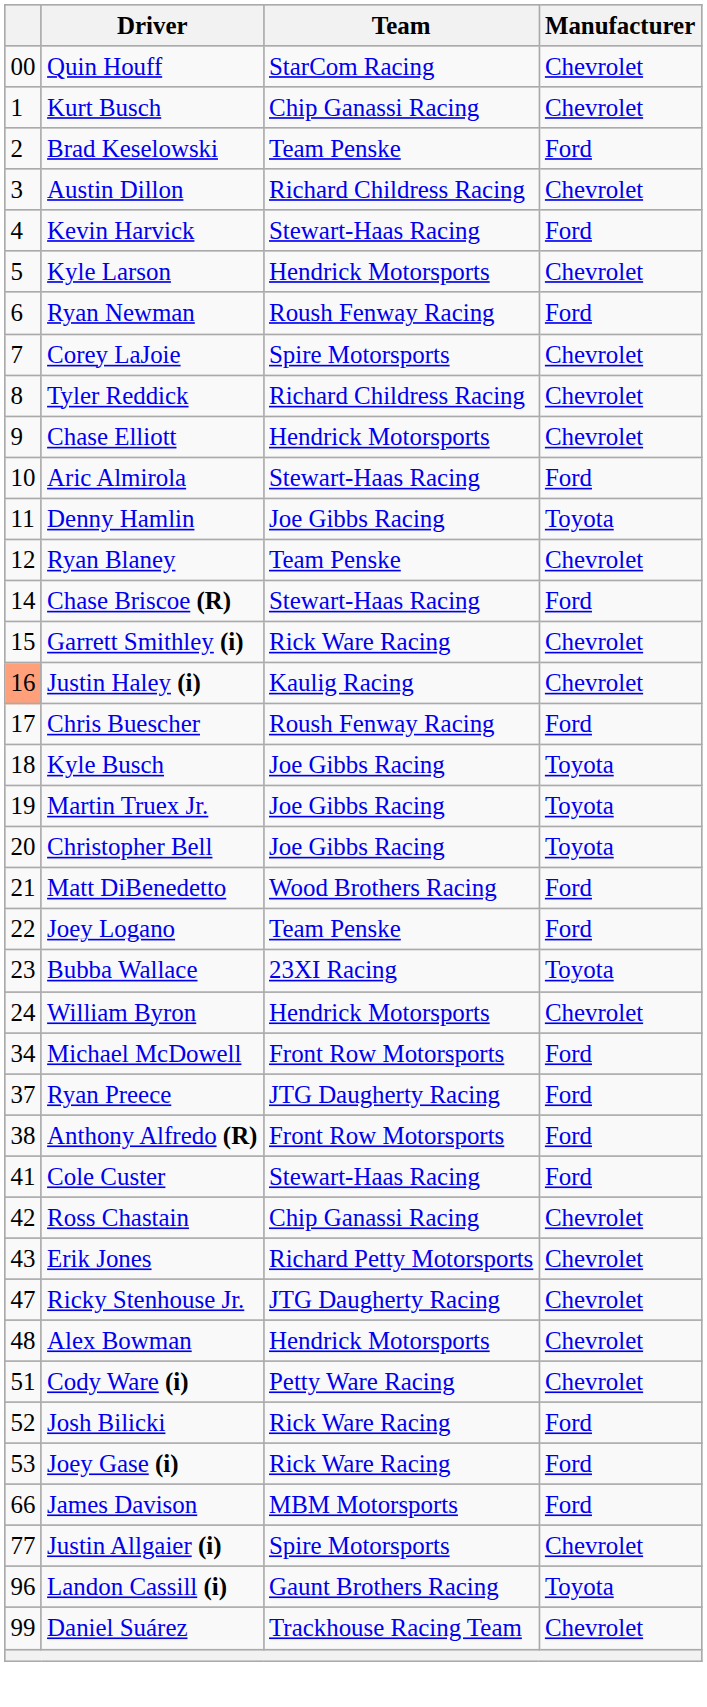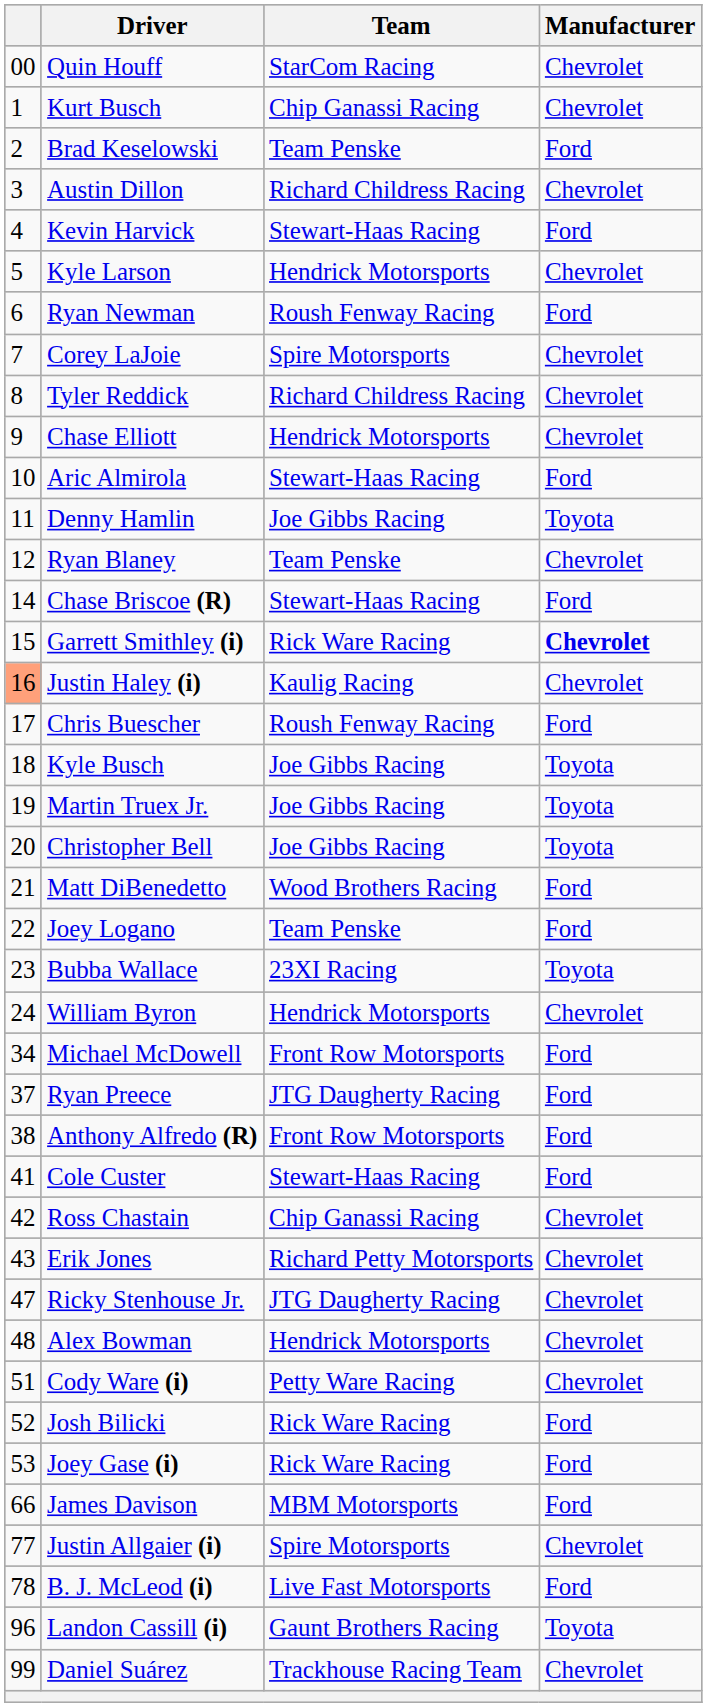(594, 641) normal -> (597, 641) bold
+ row: (130, 1587)
